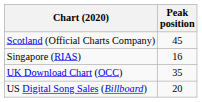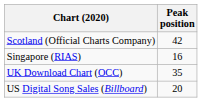(177, 40) 45 -> (177, 40) 42
